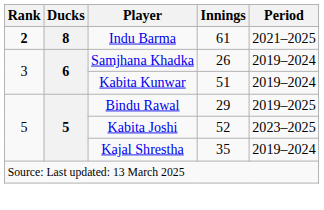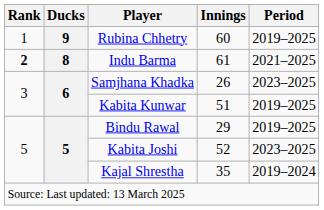+ row: (143, 37)
(284, 60) 2019–2024 -> (284, 82) 2023–2025
(284, 82) 2019–2024 -> (284, 104) 2019–2025
